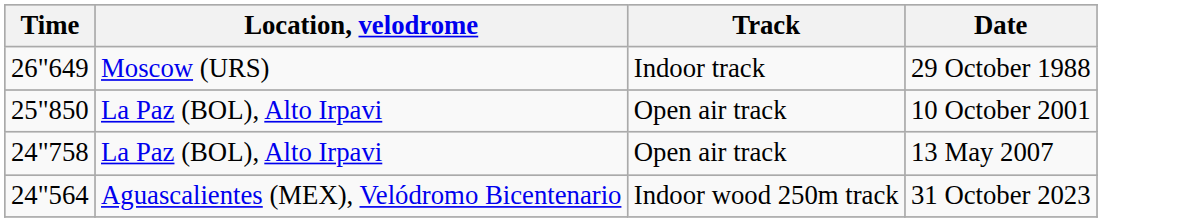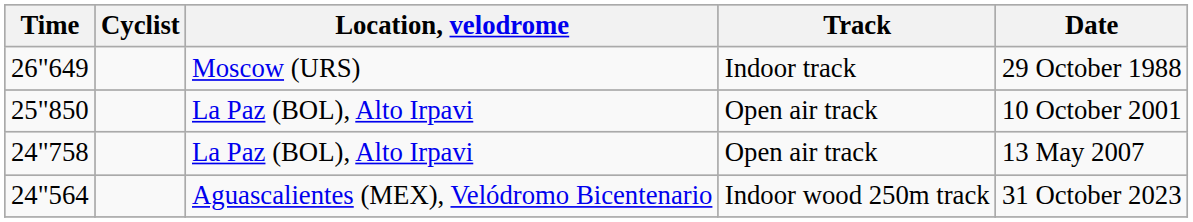+ column: (140, 25)
